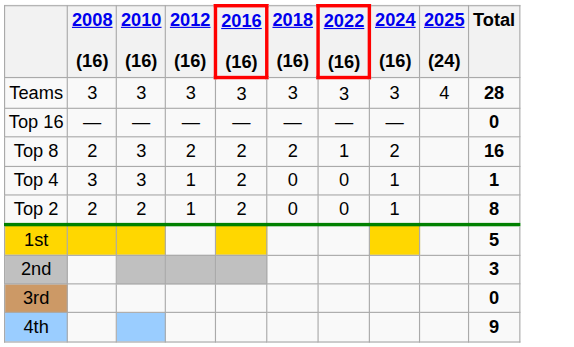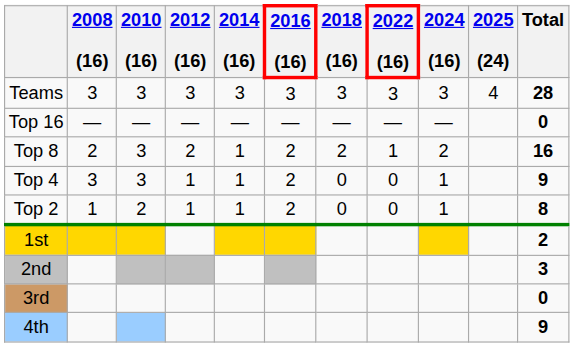+ column: (239, 40)
(494, 180) 1 -> (543, 180) 9
(92, 209) 2 -> (92, 209) 1
(494, 240) 5 -> (543, 240) 2
